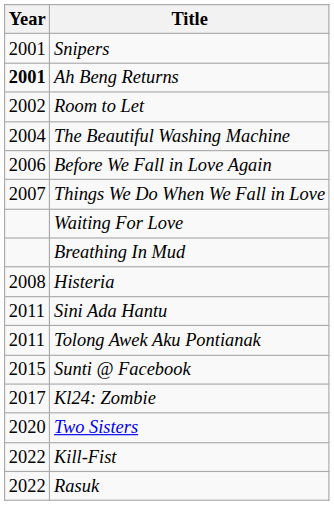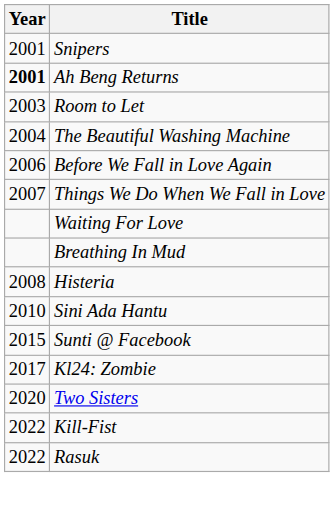(27, 106) 2002 -> (27, 106) 2003
(27, 310) 2011 -> (27, 310) 2010
- row: (157, 340)
